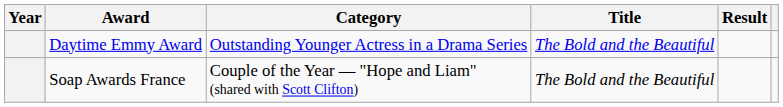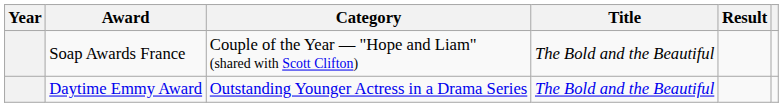rows swapped: (126, 44) <-> (117, 79)
